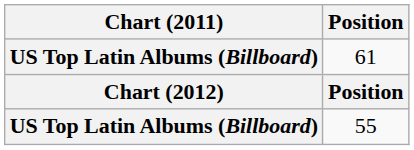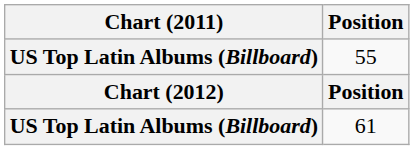rows swapped: (366, 56) <-> (366, 126)
